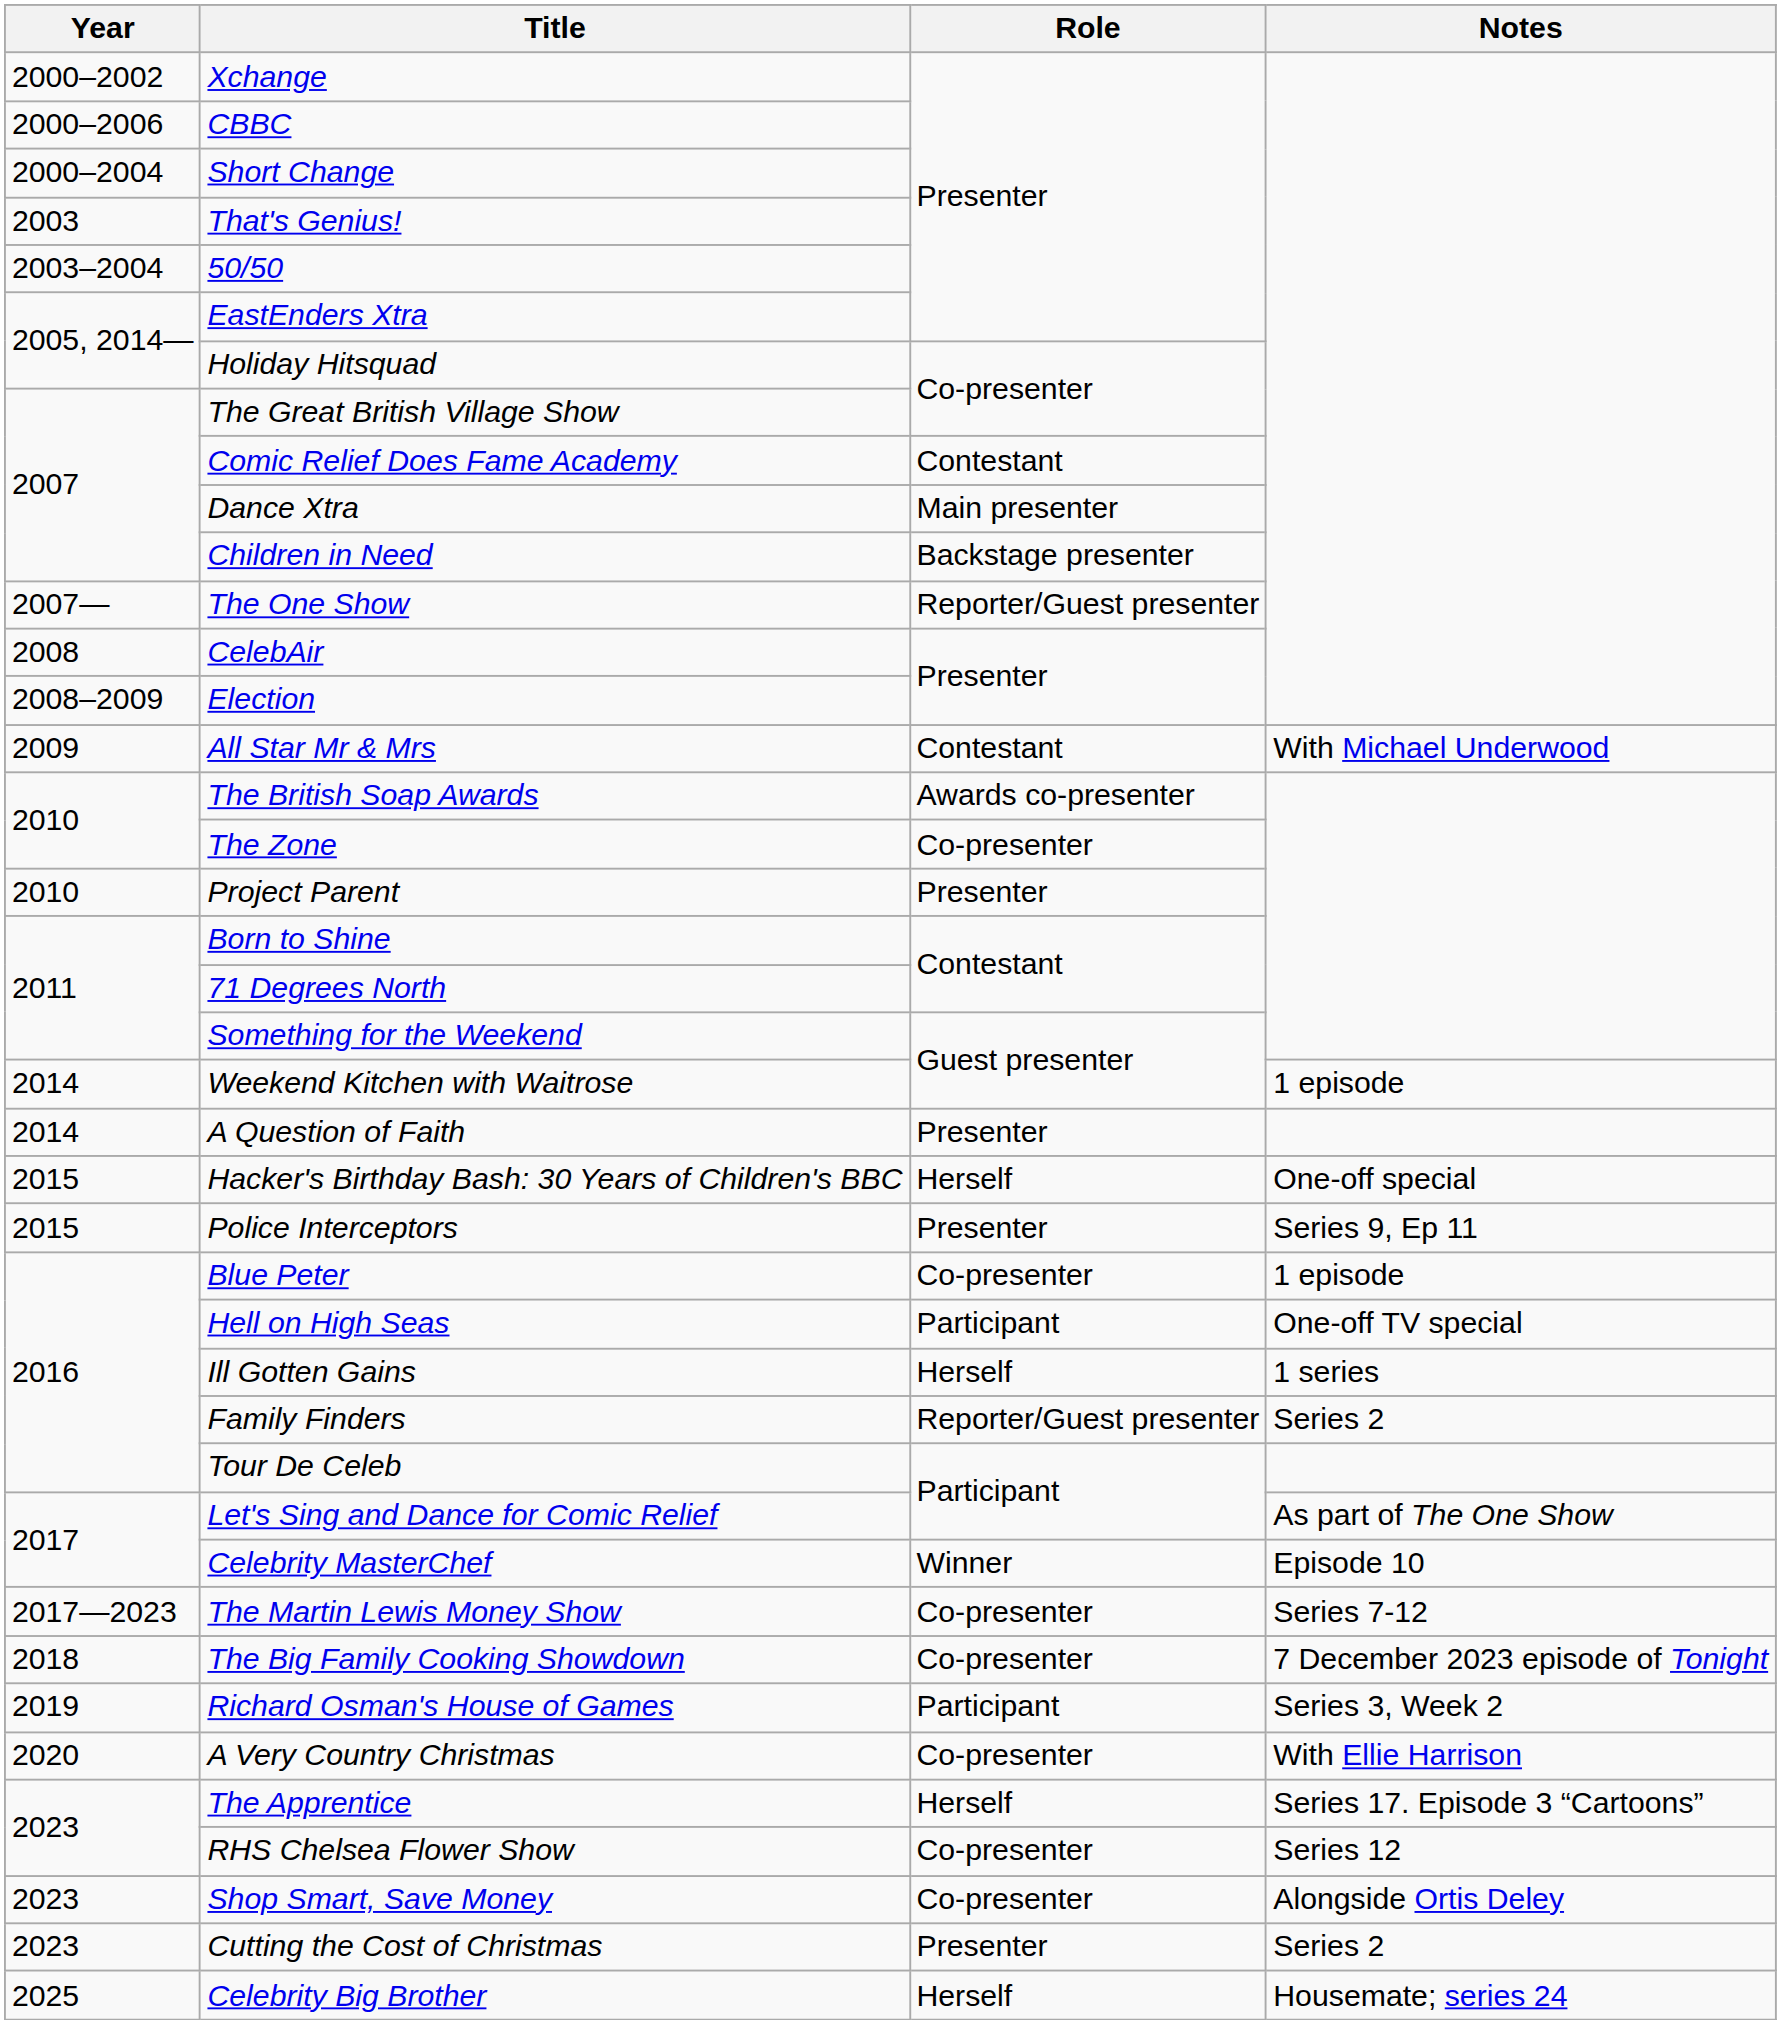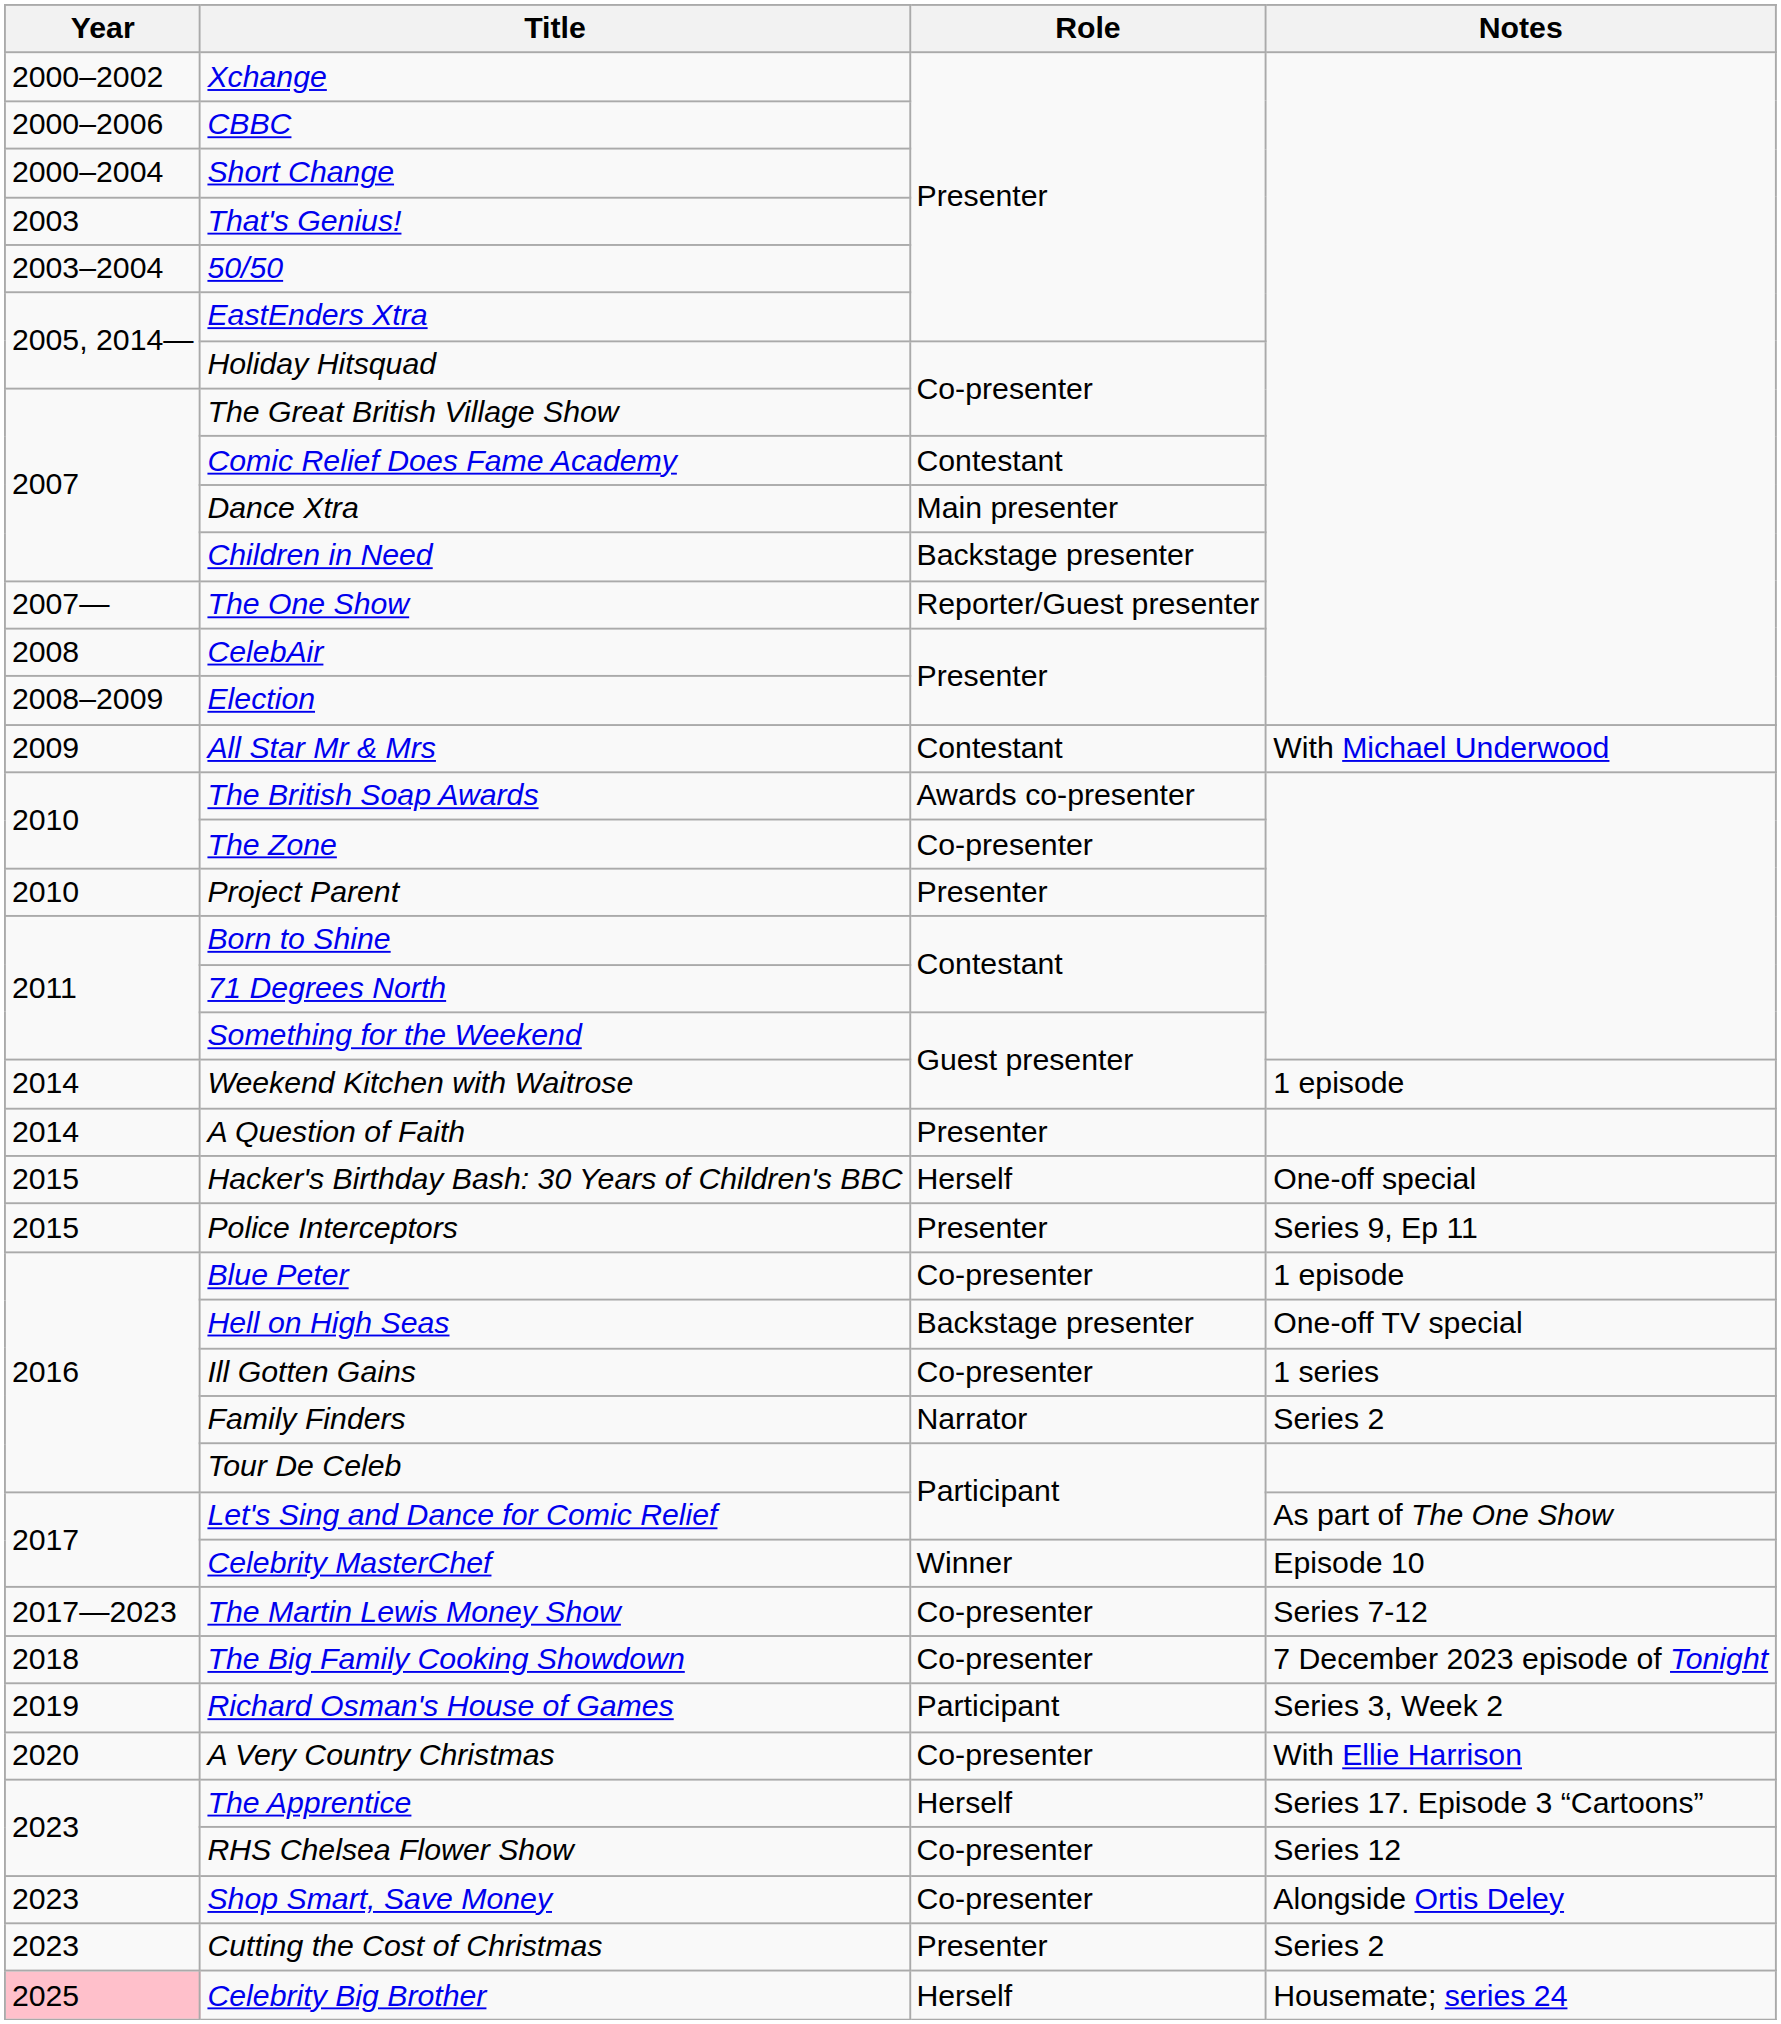(988, 1323) Participant -> (1055, 1323) Backstage presenter
(964, 1371) Herself -> (1005, 1371) Co-presenter
(1088, 1419) Reporter/Guest presenter -> (972, 1419) Narrator
(46, 1994) no background -> (46, 1994) pink background
